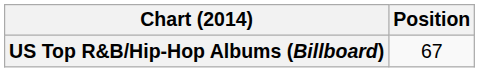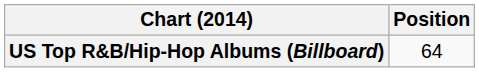(432, 50) 67 -> (432, 50) 64
